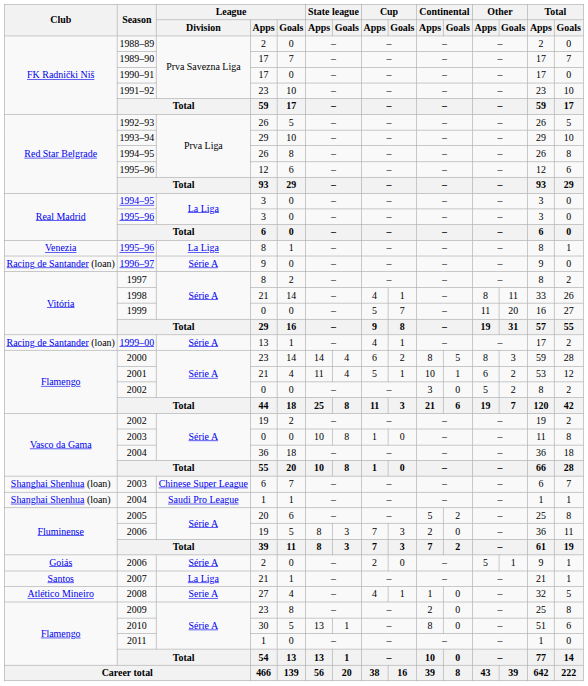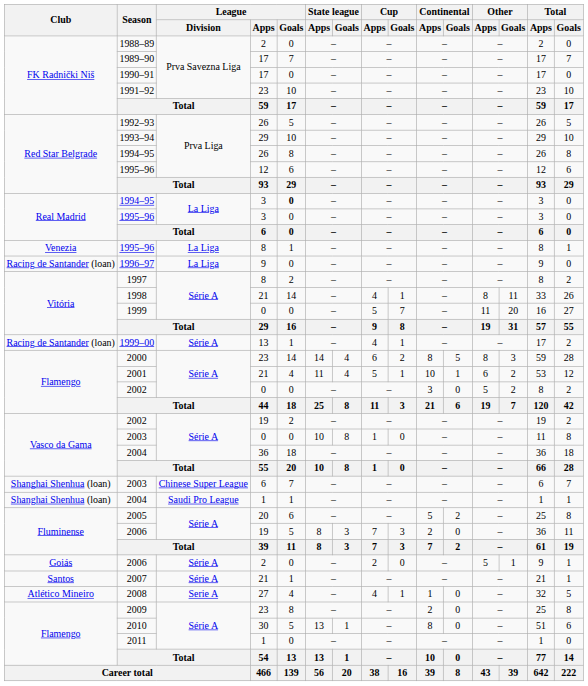(291, 201) normal -> (291, 201) bold
(203, 264) Série A -> (203, 264) La Liga
(203, 578) La Liga -> (203, 578) Série A
